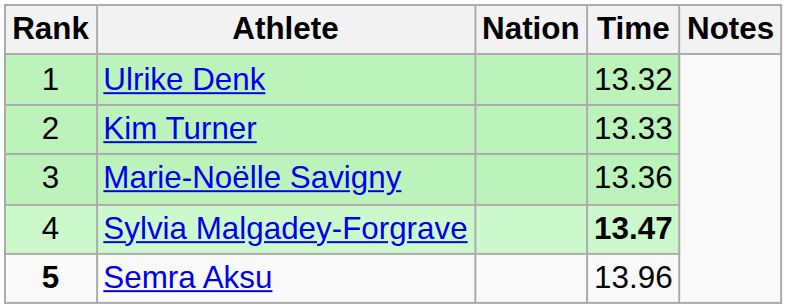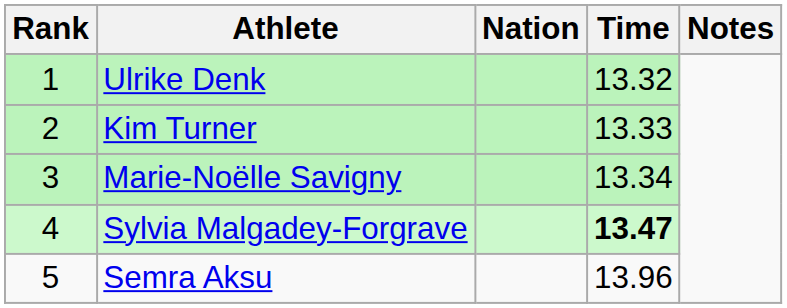(633, 178) 13.36 -> (633, 178) 13.34
(51, 278) bold -> (51, 278) normal
